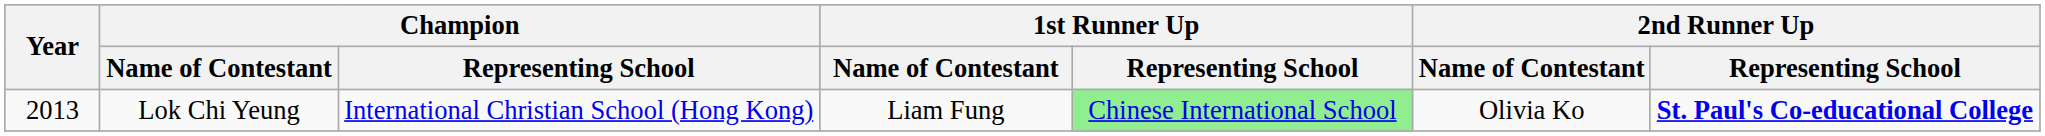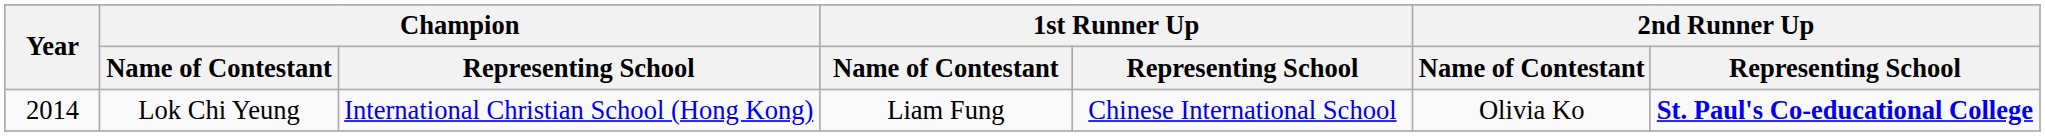(52, 109) 2013 -> (52, 109) 2014
(1242, 109) lightgreen background -> (1242, 109) no background
